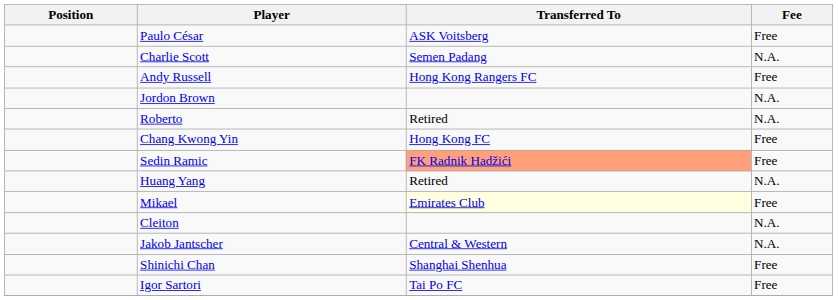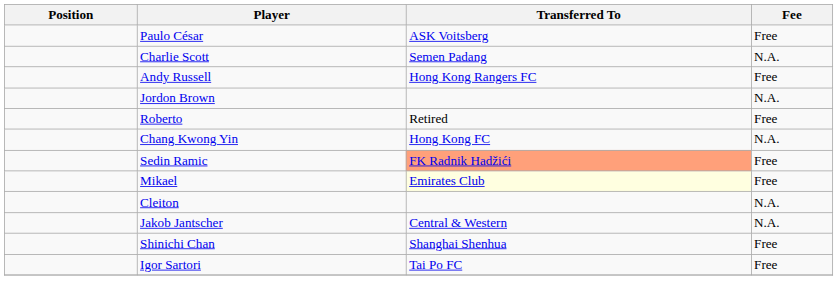(767, 118) N.A. -> (766, 118) Free
(766, 139) Free -> (767, 139) N.A.
- row: (173, 181)
